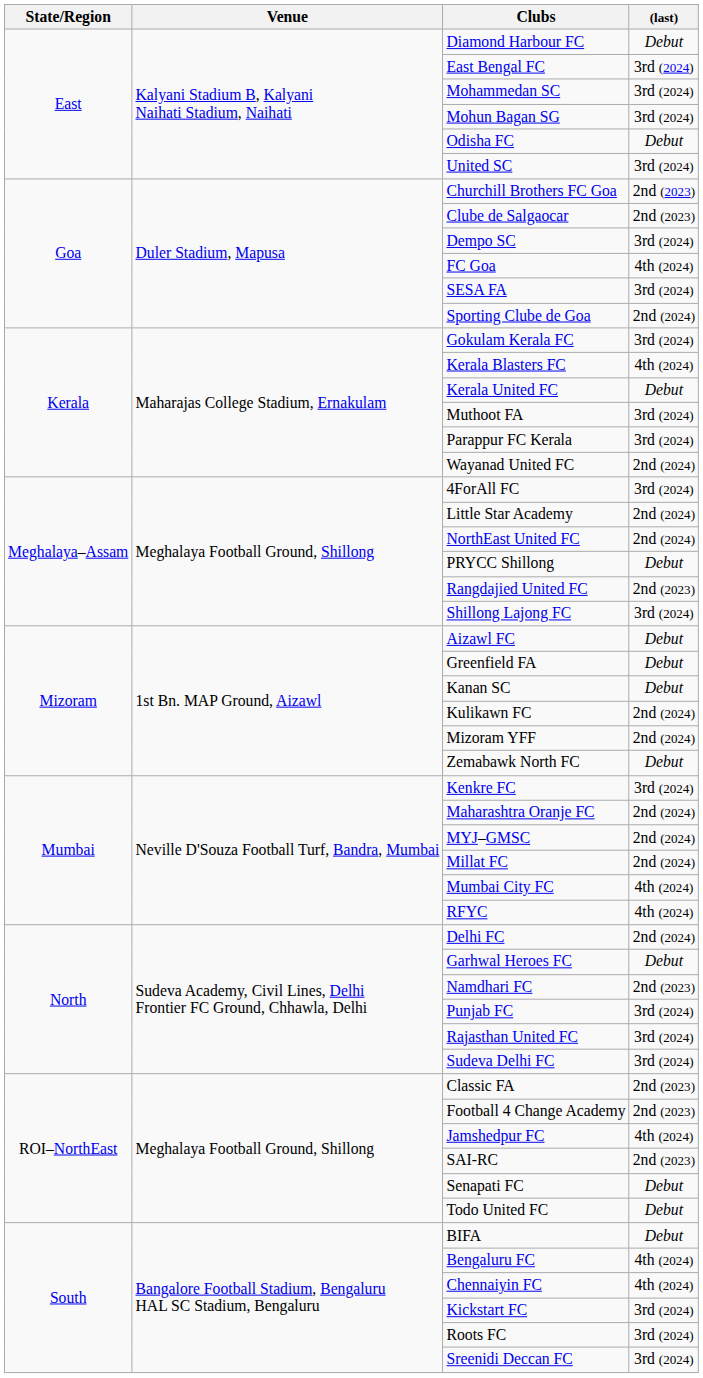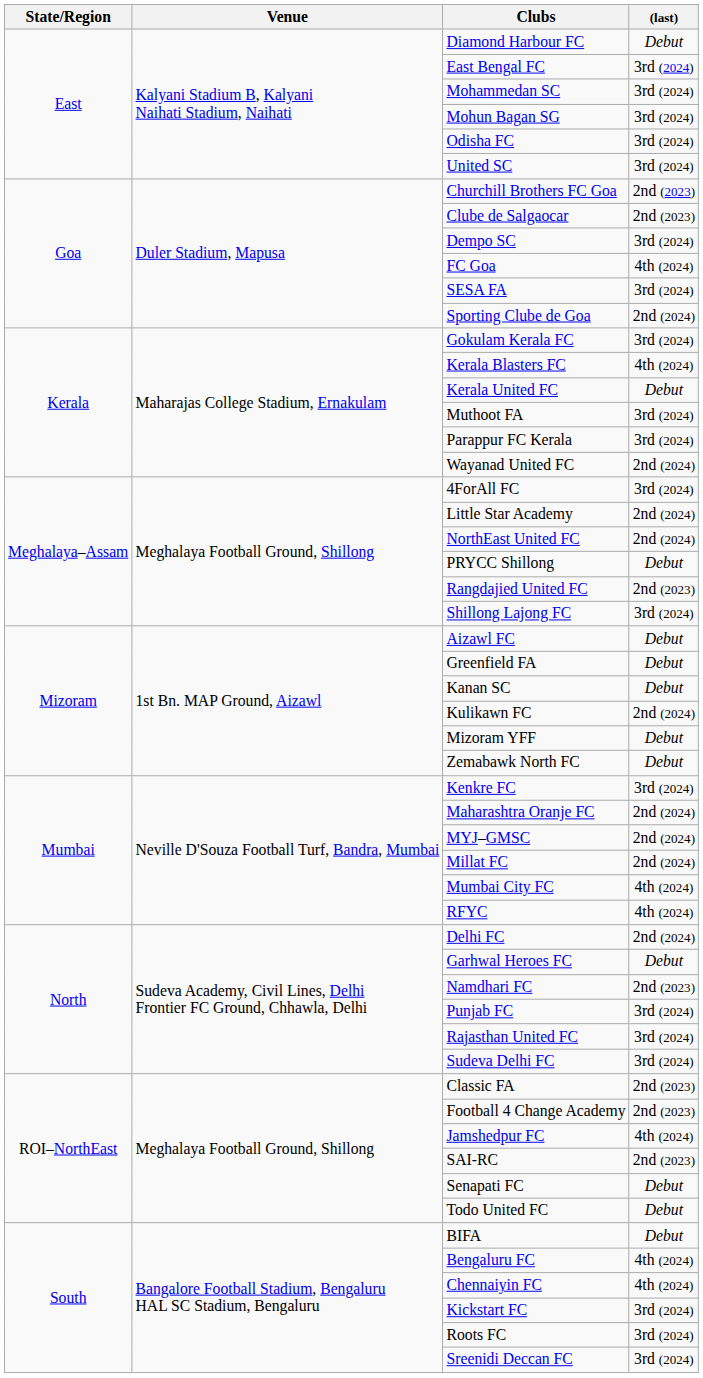(664, 141) Debut -> (664, 141) 3rd (2024)
(664, 738) 2nd (2024) -> (664, 738) Debut
